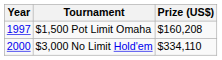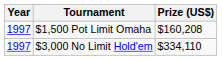(19, 47) 2000 -> (19, 47) 1997
